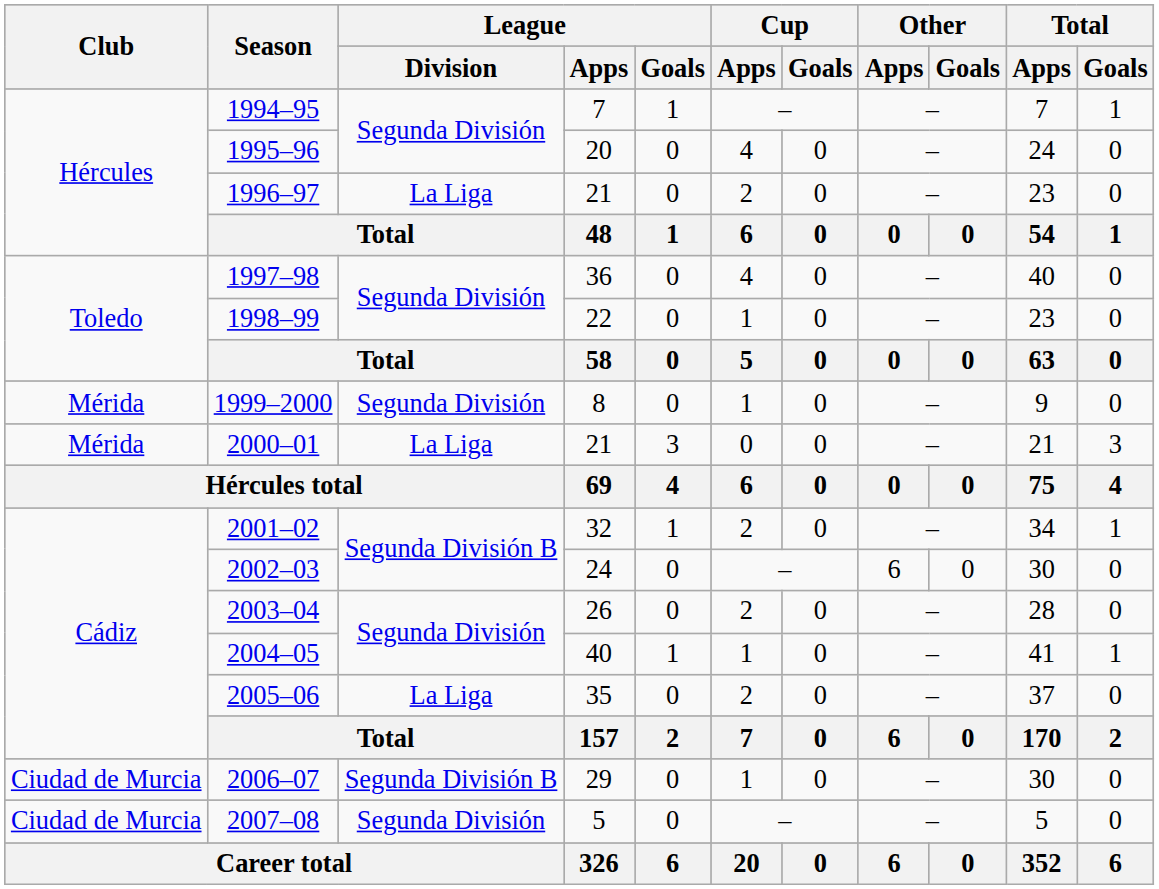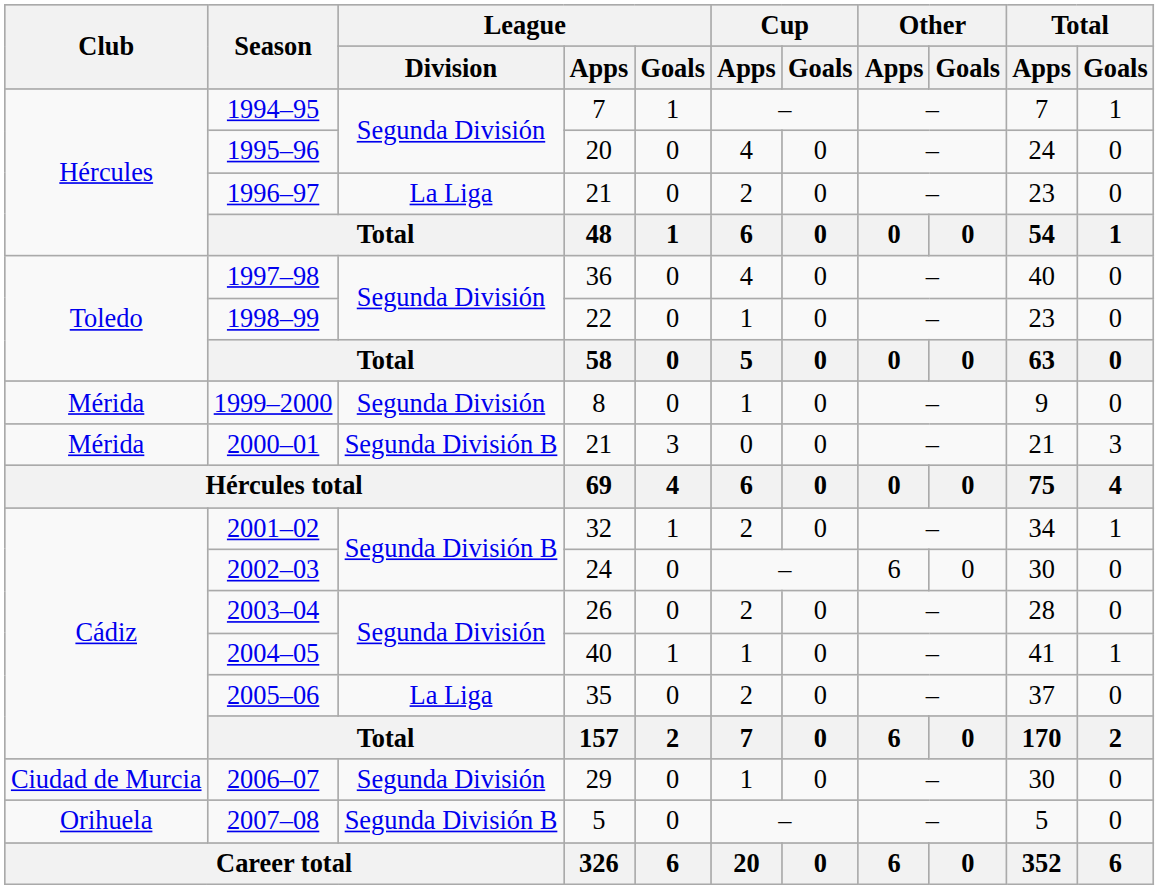(451, 444) La Liga -> (451, 444) Segunda División B
(451, 779) Segunda División B -> (451, 779) Segunda División
(106, 820) Ciudad de Murcia -> (106, 820) Orihuela
(451, 820) Segunda División -> (451, 820) Segunda División B
